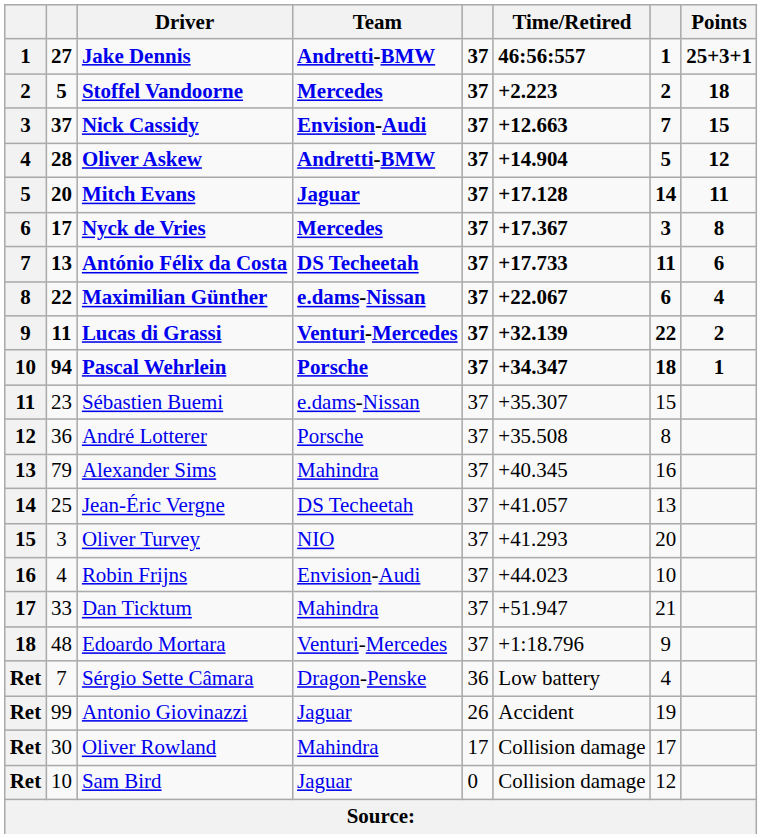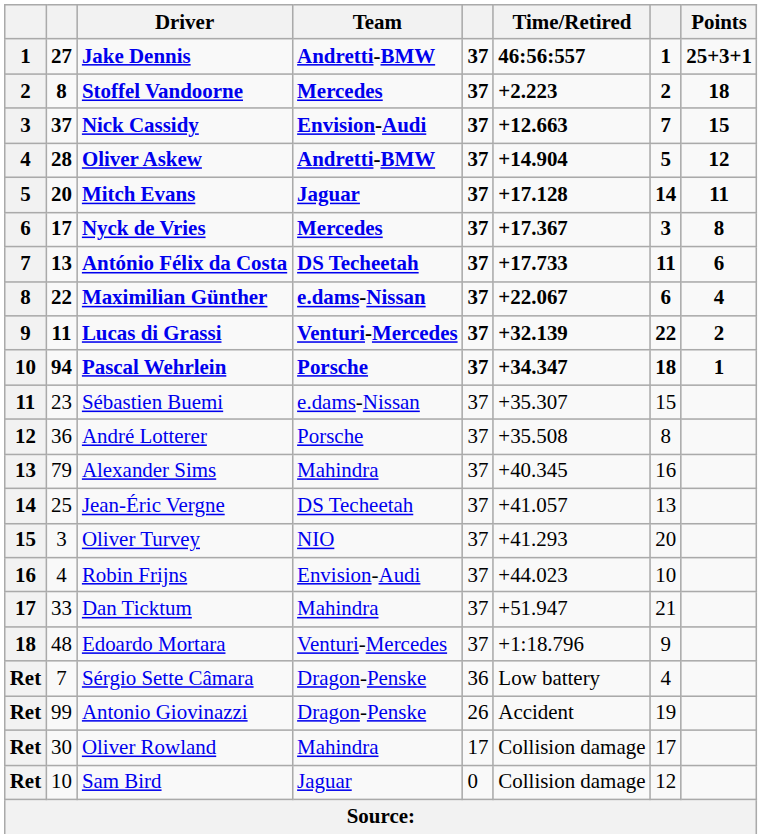(61, 90) 5 -> (61, 90) 8
(324, 712) Jaguar -> (362, 712) Dragon-Penske
